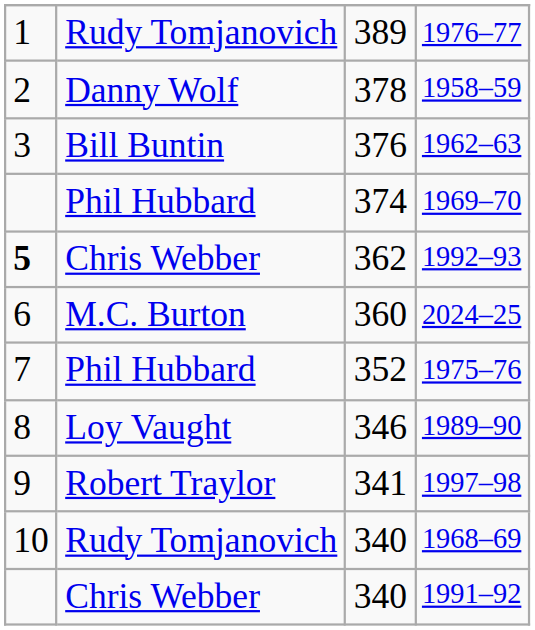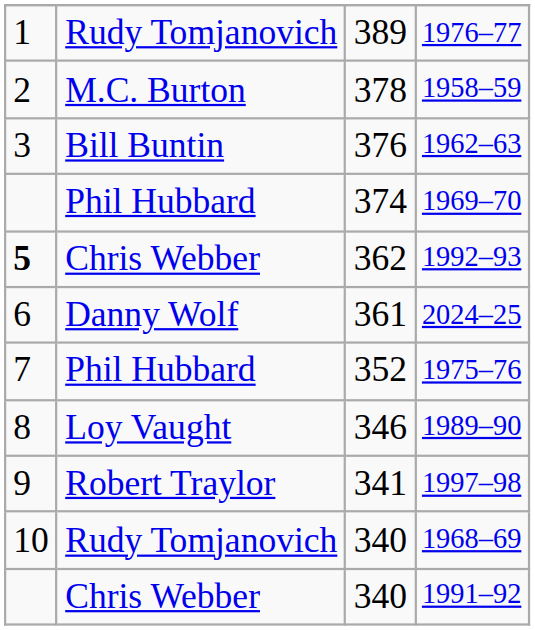(152, 88) Danny Wolf -> (155, 88) M.C. Burton
(155, 314) M.C. Burton -> (152, 314) Danny Wolf
(380, 314) 360 -> (380, 314) 361
